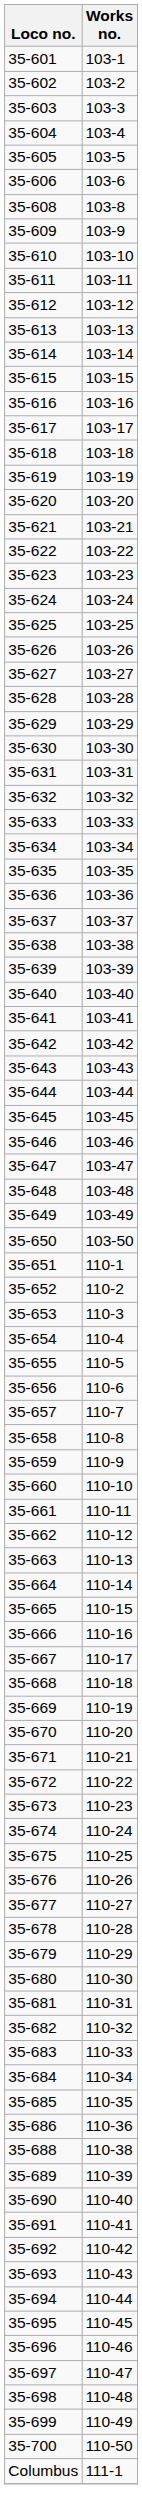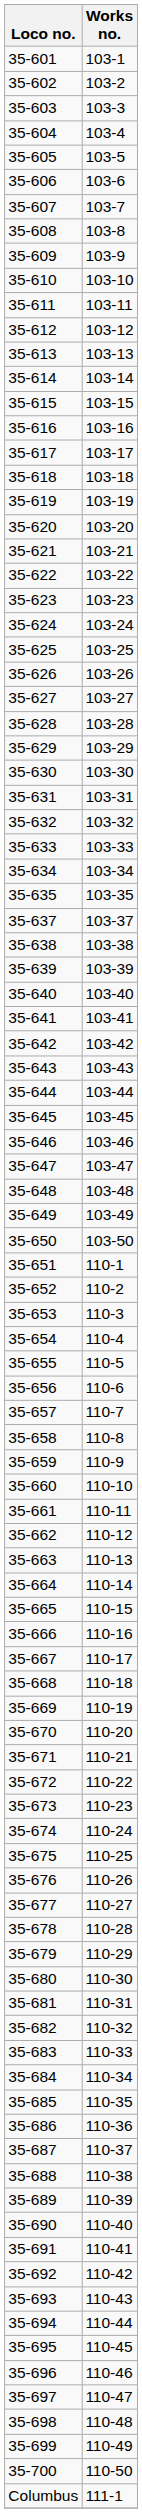+ row: (33, 206)
- row: (33, 895)
+ row: (33, 2151)
